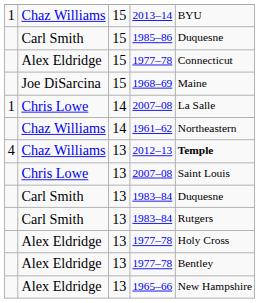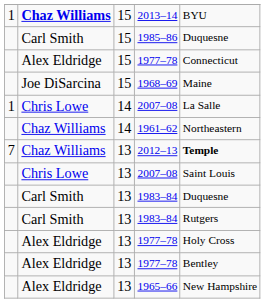(64, 15) normal -> (66, 15) bold
(11, 151) 4 -> (11, 151) 7
